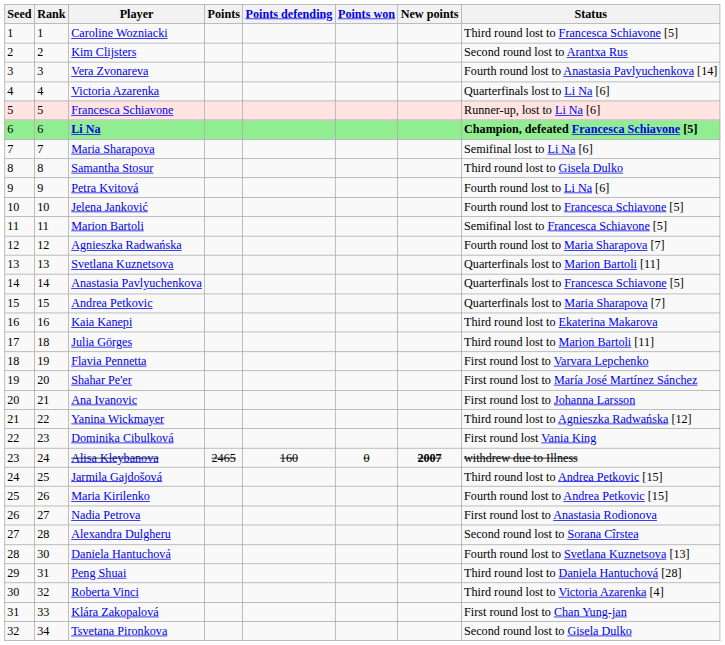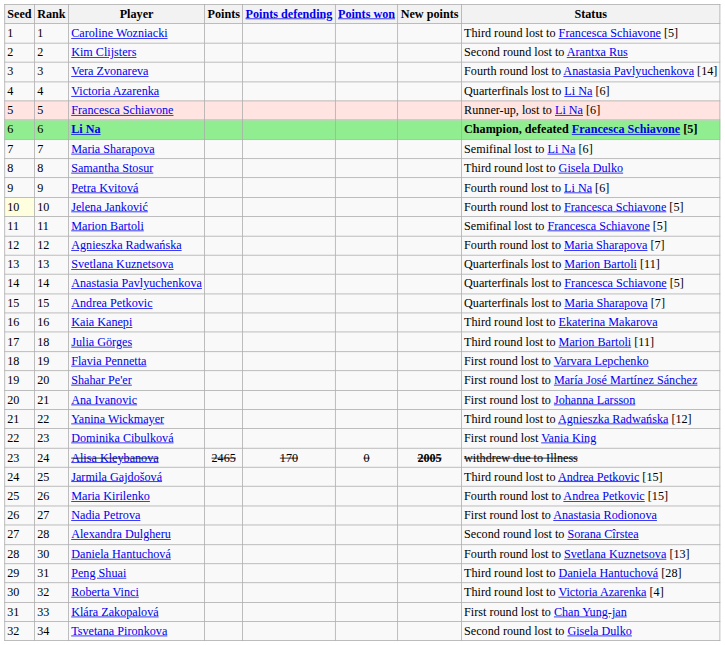(13, 206) no background -> (13, 206) lightyellow background
(289, 457) 160 -> (289, 457) 170
(430, 457) 2007 -> (430, 457) 2005
